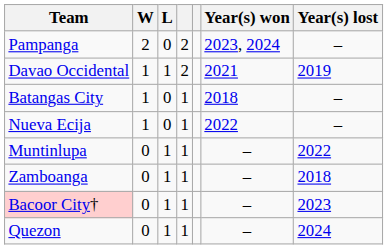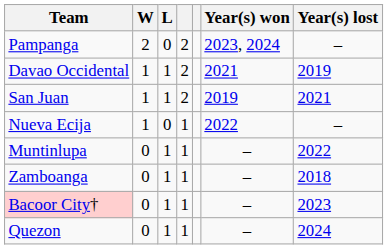+ row: (38, 97)
- row: (56, 97)
